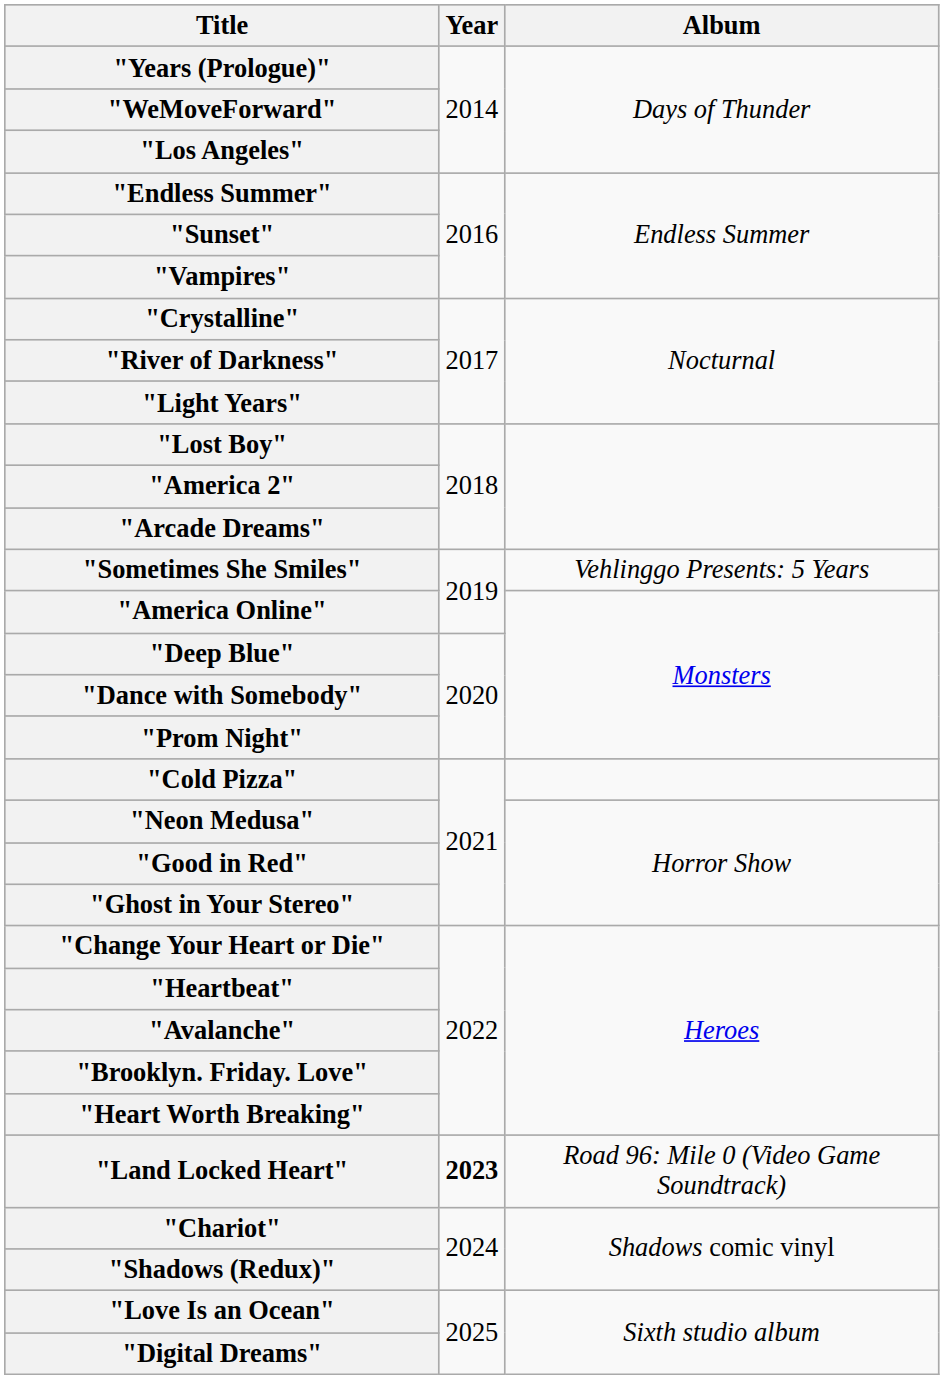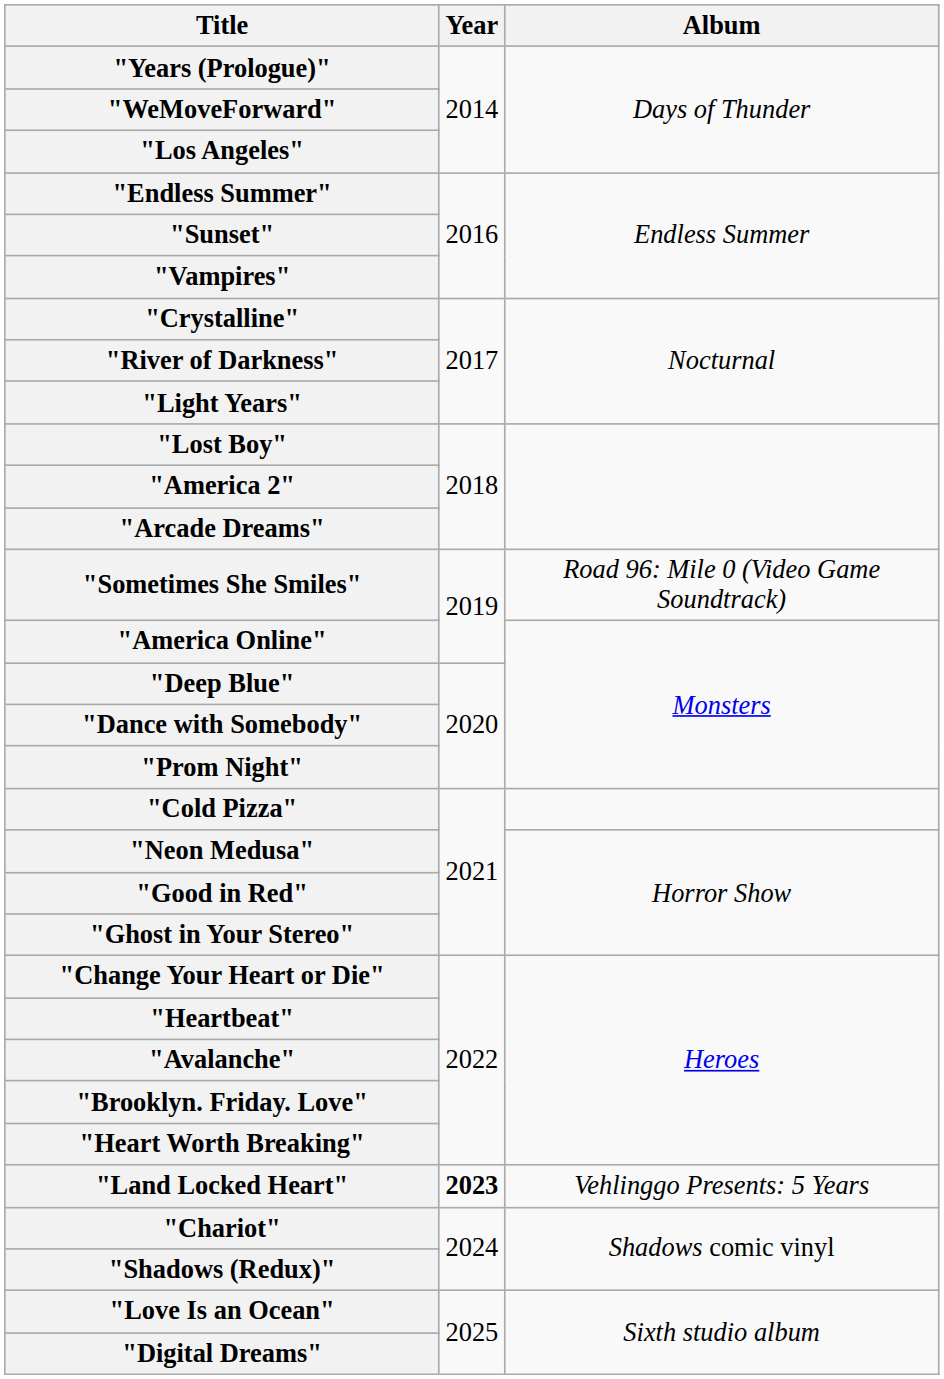(722, 569) Vehlinggo Presents: 5 Years -> (722, 584) Road 96: Mile 0 (Video Game Soundtrack)
(722, 1170) Road 96: Mile 0 (Video Game Soundtrack) -> (722, 1185) Vehlinggo Presents: 5 Years
